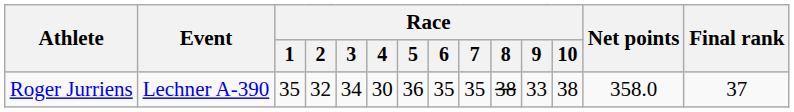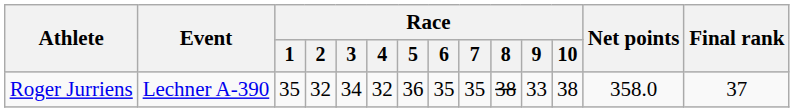(382, 89) 30 -> (382, 89) 32
